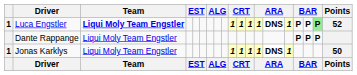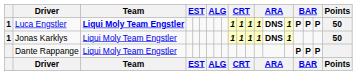(318, 24) lightgreen background -> (318, 24) no background
(337, 24) 52 -> (337, 24) 50
rows swapped: (41, 50) <-> (47, 37)
